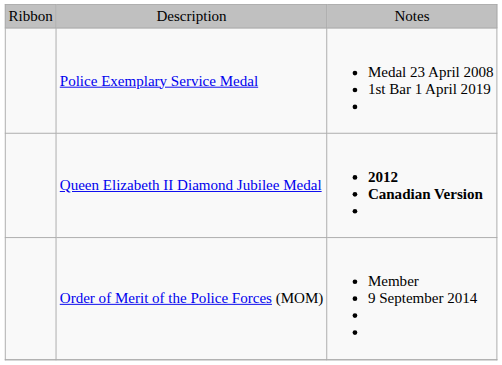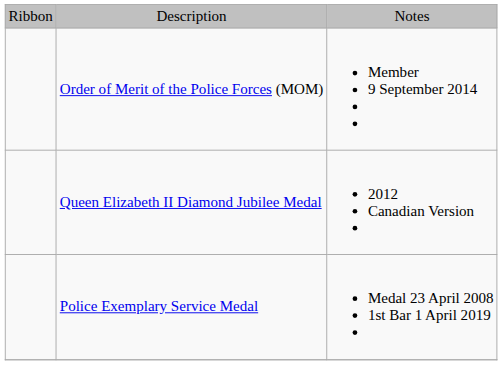rows swapped: (192, 298) <-> (159, 80)
(412, 194) bold -> (412, 211) normal
